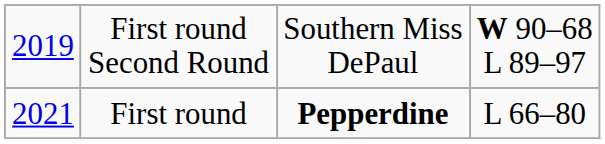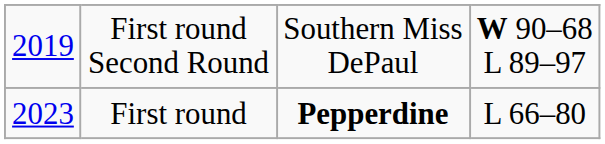(43, 112) 2021 -> (43, 112) 2023
